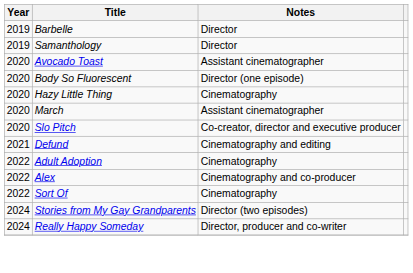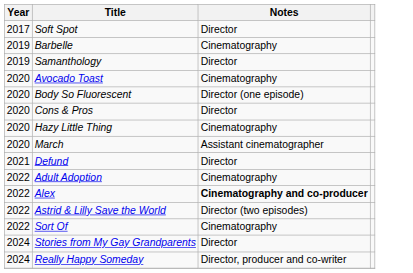+ row: (56, 29)
(219, 29) Director -> (239, 45) Cinematography
(262, 62) Assistant cinematographer -> (239, 78) Cinematography
+ row: (64, 111)
- row: (55, 128)
(266, 144) Cinematography and editing -> (219, 161) Director
(278, 177) normal -> (284, 194) bold
+ row: (100, 210)
(254, 210) Director (two episodes) -> (219, 243) Director
